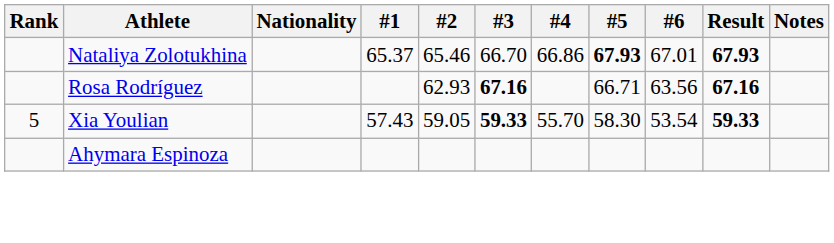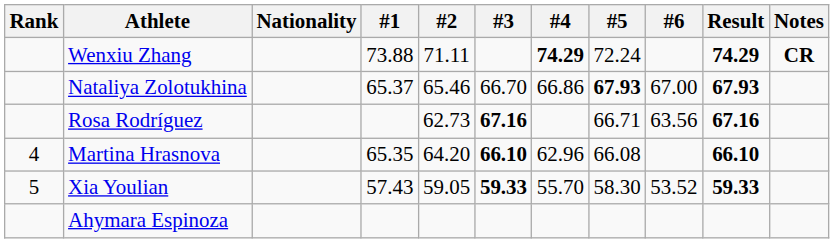+ row: (130, 54)
(674, 54) 67.01 -> (674, 87) 67.00
(447, 87) 62.93 -> (447, 120) 62.73
+ row: (144, 154)
(674, 120) 53.54 -> (674, 187) 53.52
